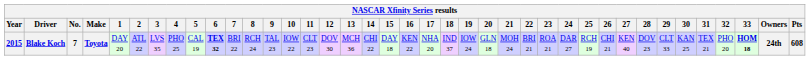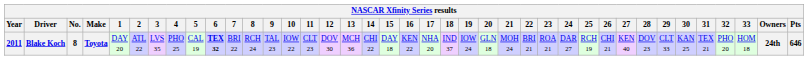(14, 43) 2015 -> (14, 43) 2011
(75, 43) 7 -> (75, 43) 8
(747, 43) bold -> (746, 43) normal
(797, 43) 608 -> (796, 43) 646
